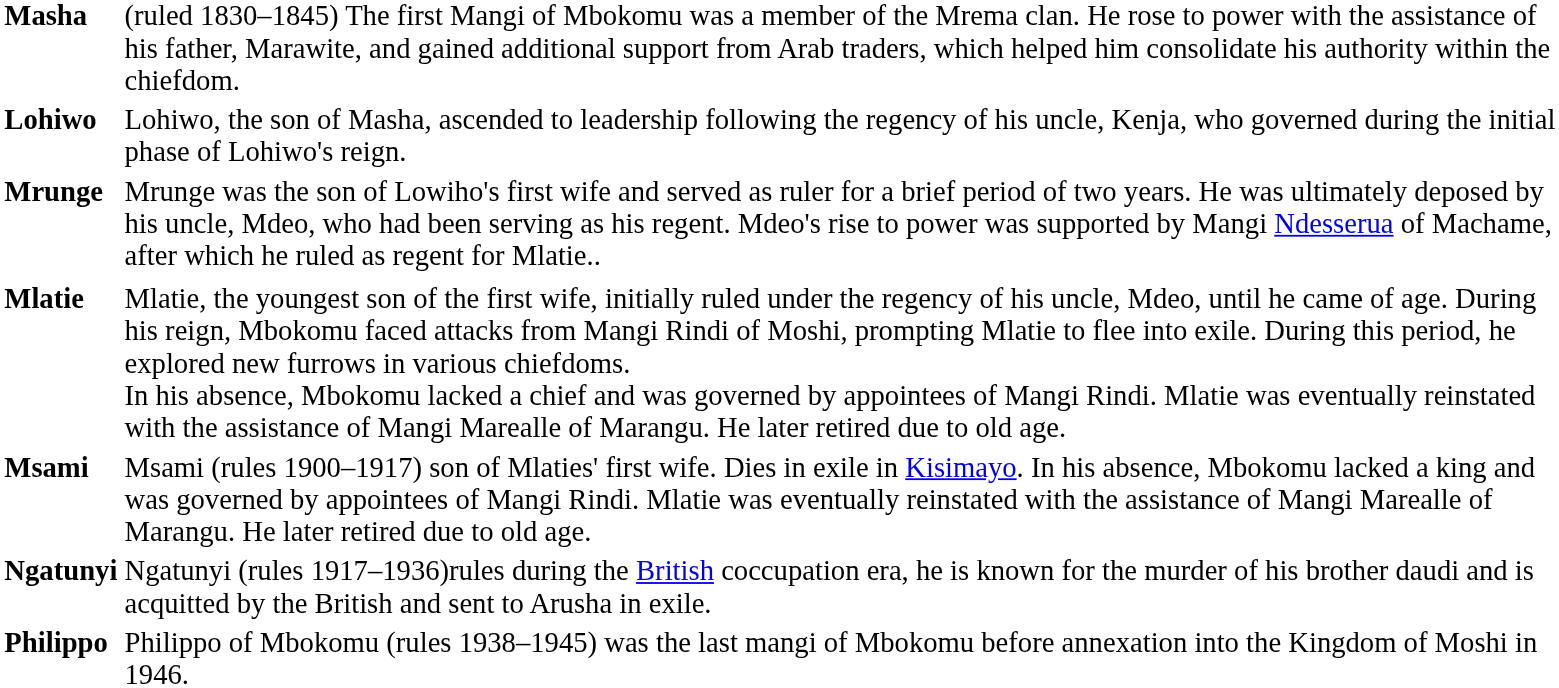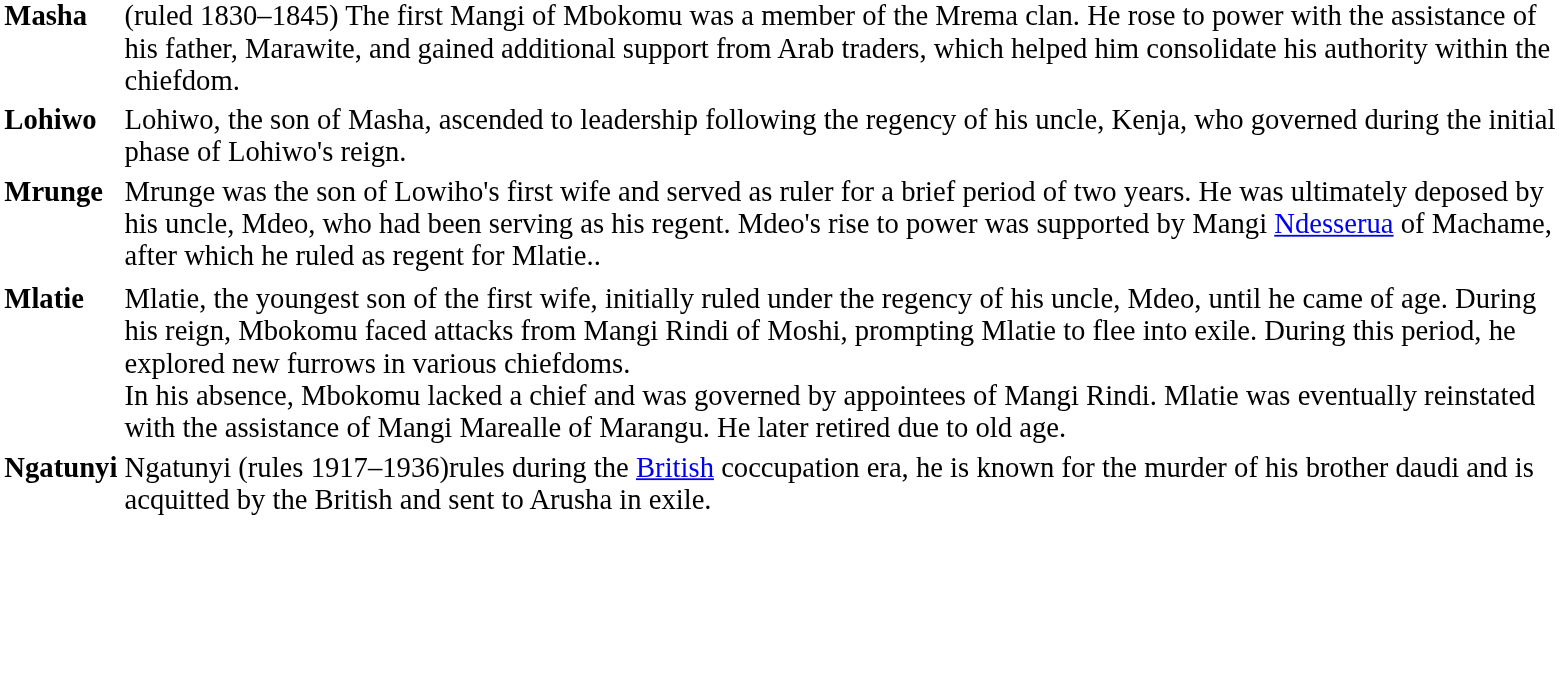- row: (47, 467)
- row: (56, 642)
